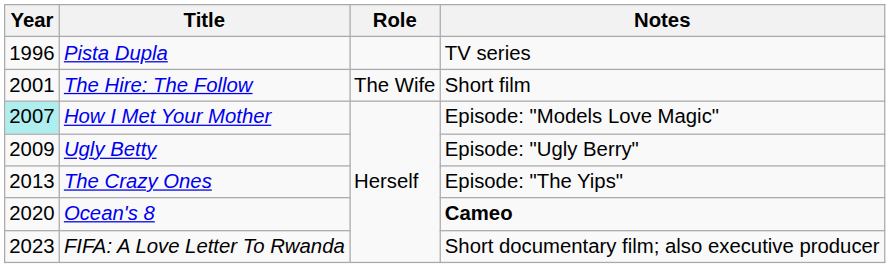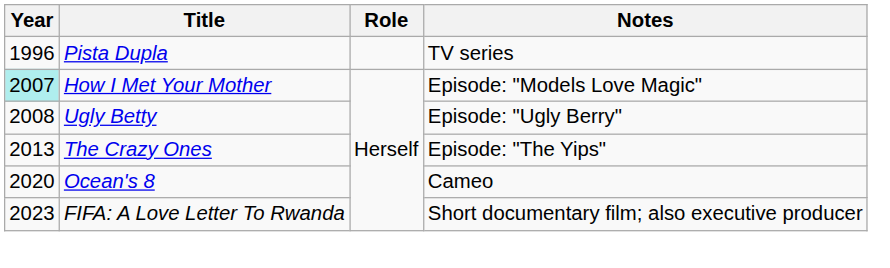- row: (158, 85)
(32, 149) 2009 -> (32, 117) 2008
(479, 213) bold -> (461, 181) normal
